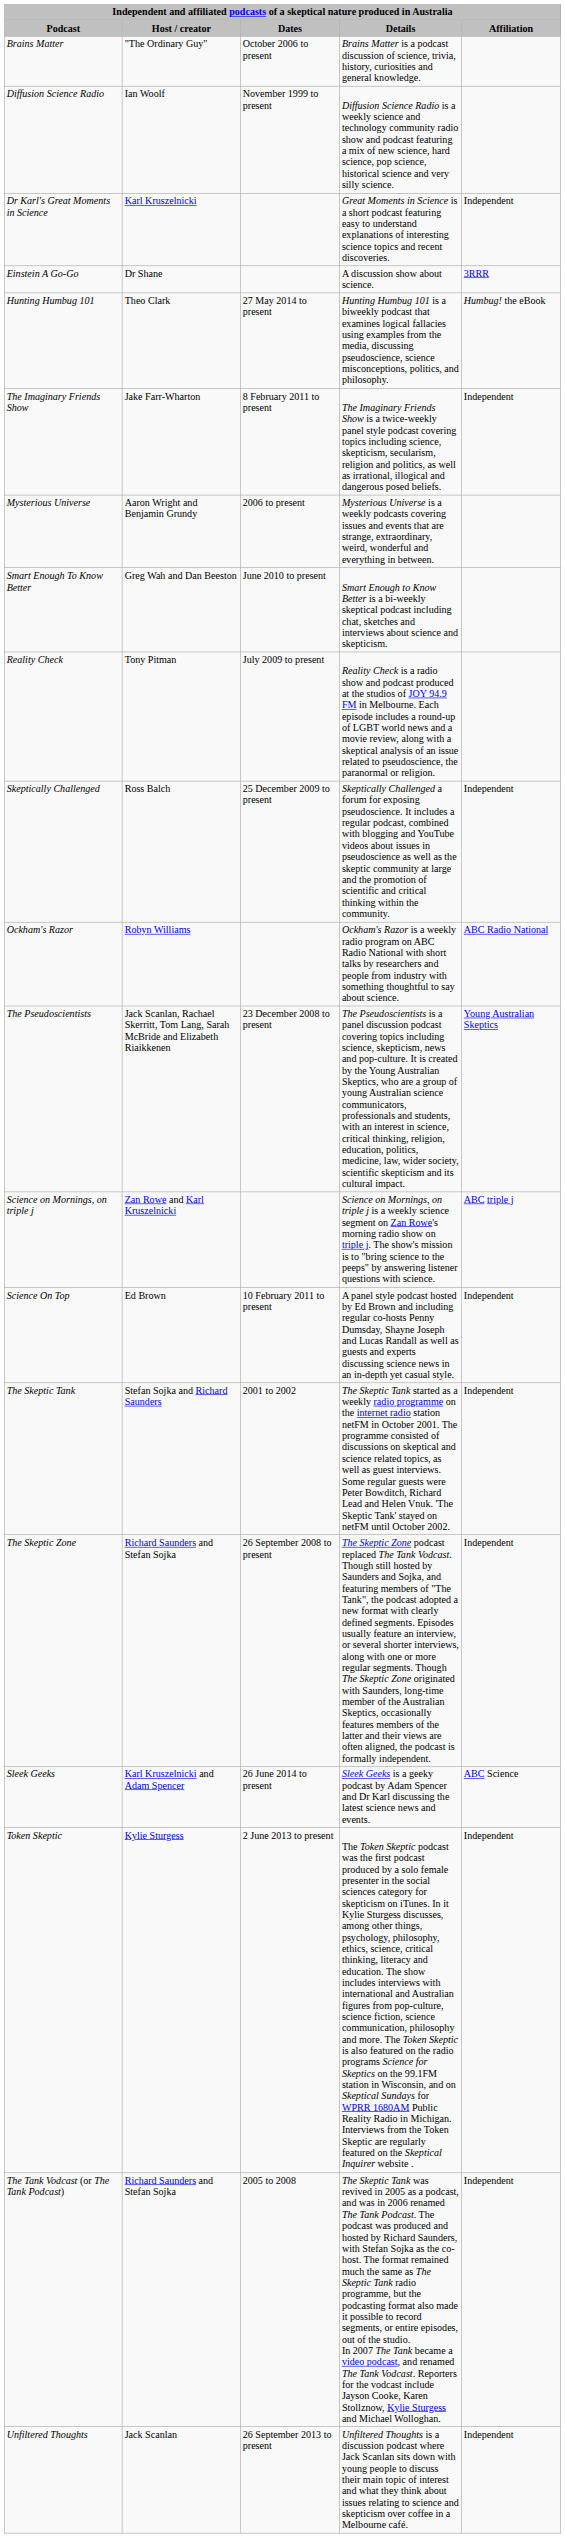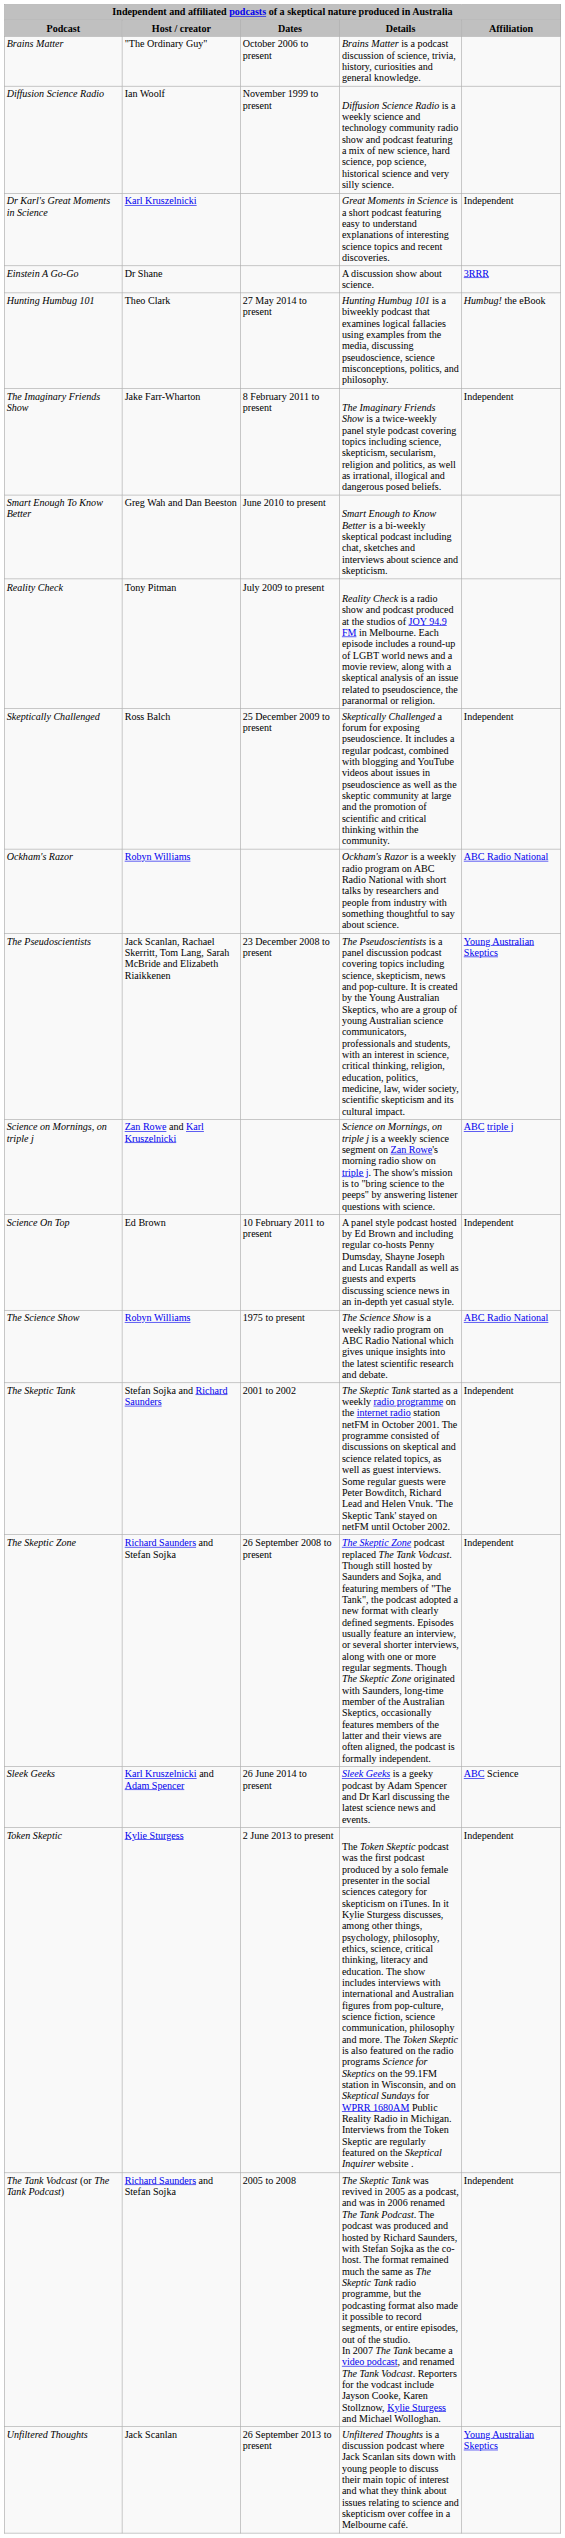- row: (48, 503)
+ row: (43, 1318)
(489, 2434) Independent -> (499, 2440) Young Australian Skeptics
